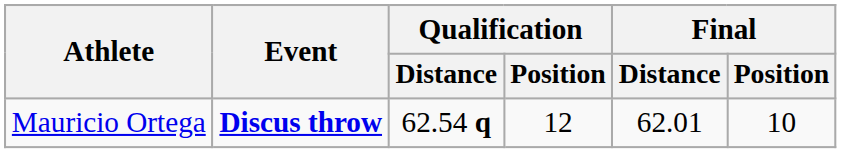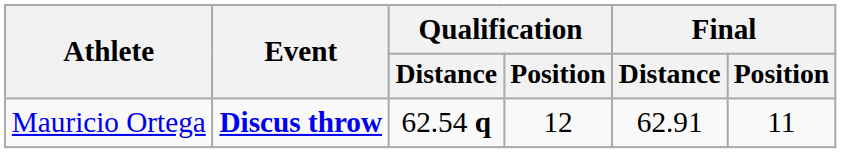(670, 122) 62.01 -> (670, 122) 62.91
(781, 122) 10 -> (781, 122) 11
